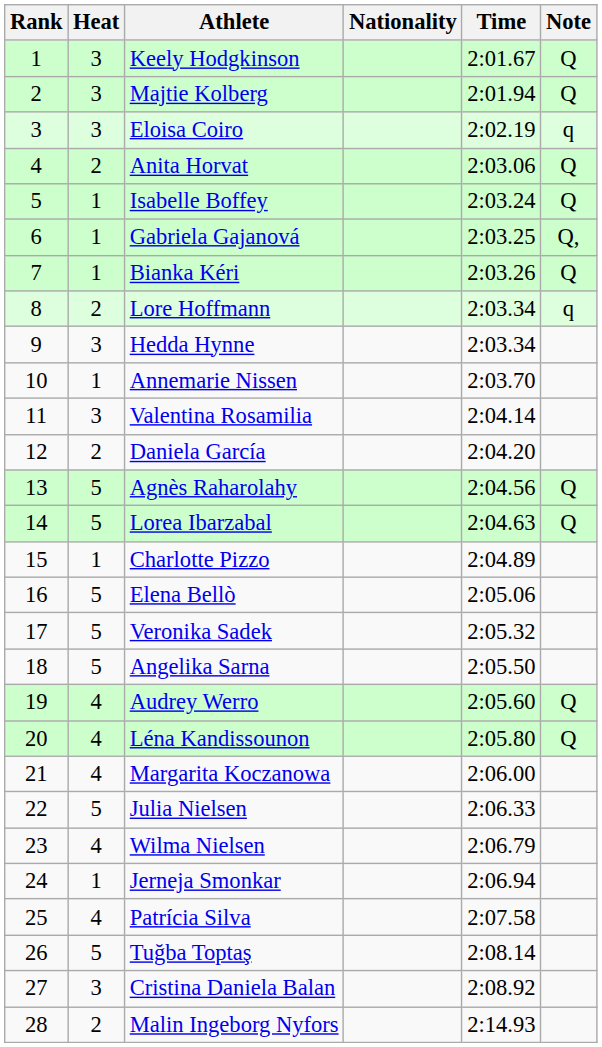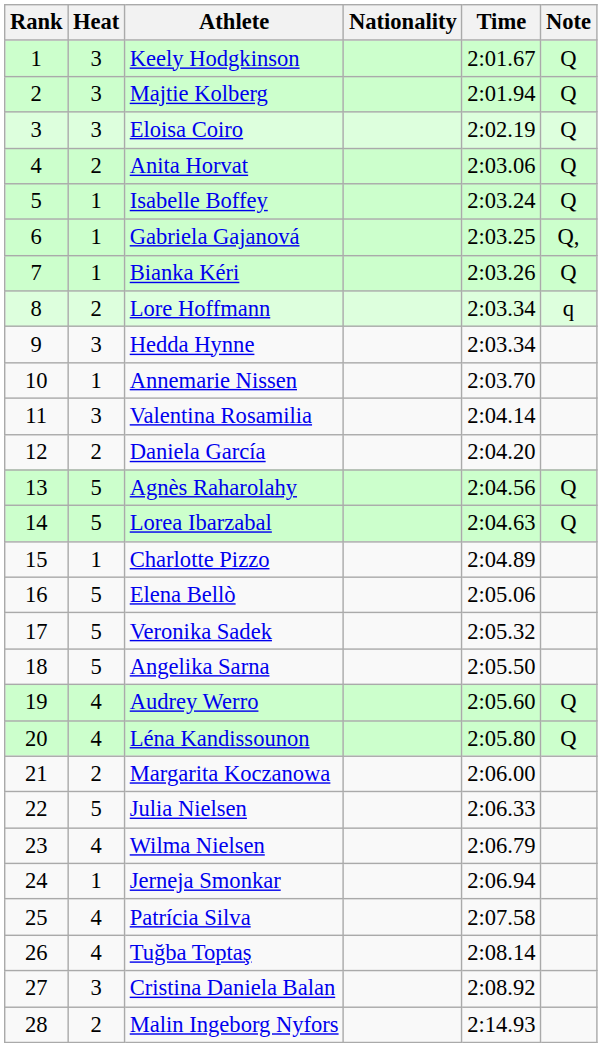(568, 129) q -> (568, 129) Q
(96, 773) 4 -> (96, 773) 2
(96, 952) 5 -> (96, 952) 4
